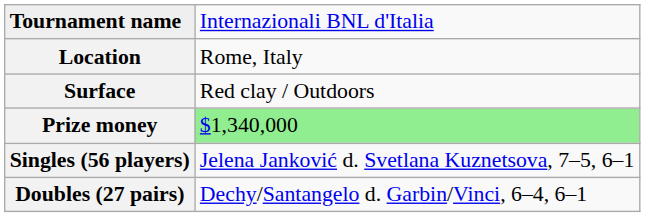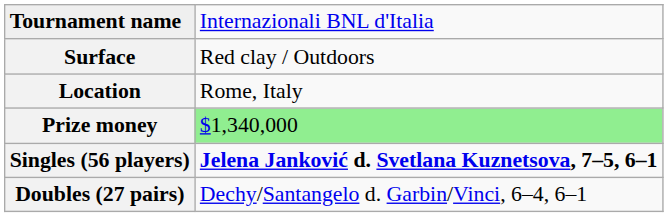rows swapped: (100, 90) <-> (100, 56)
(417, 159) normal -> (429, 159) bold
